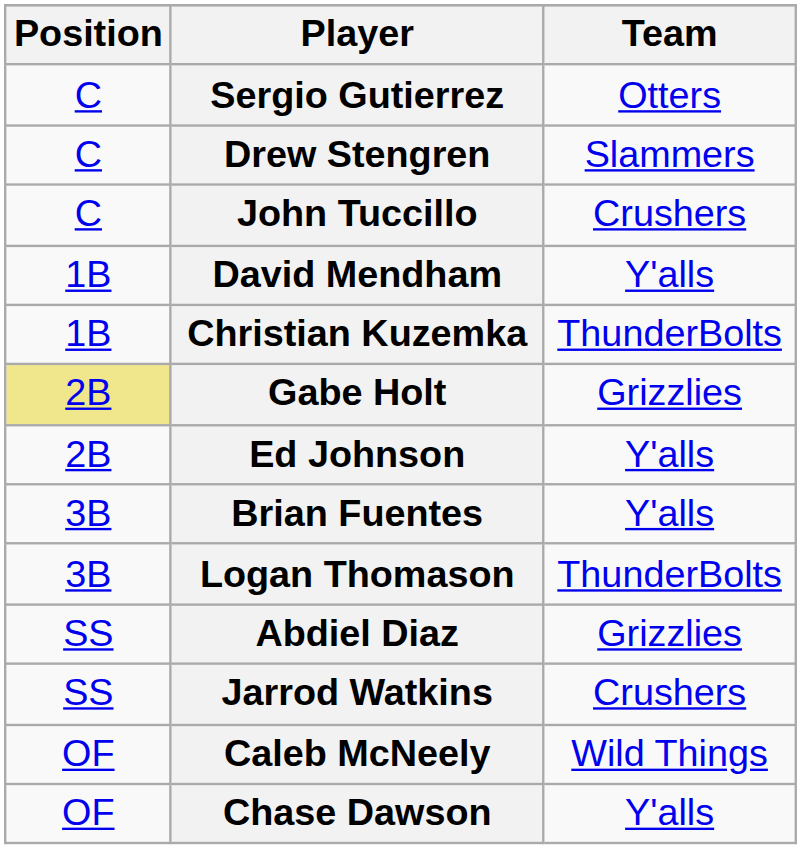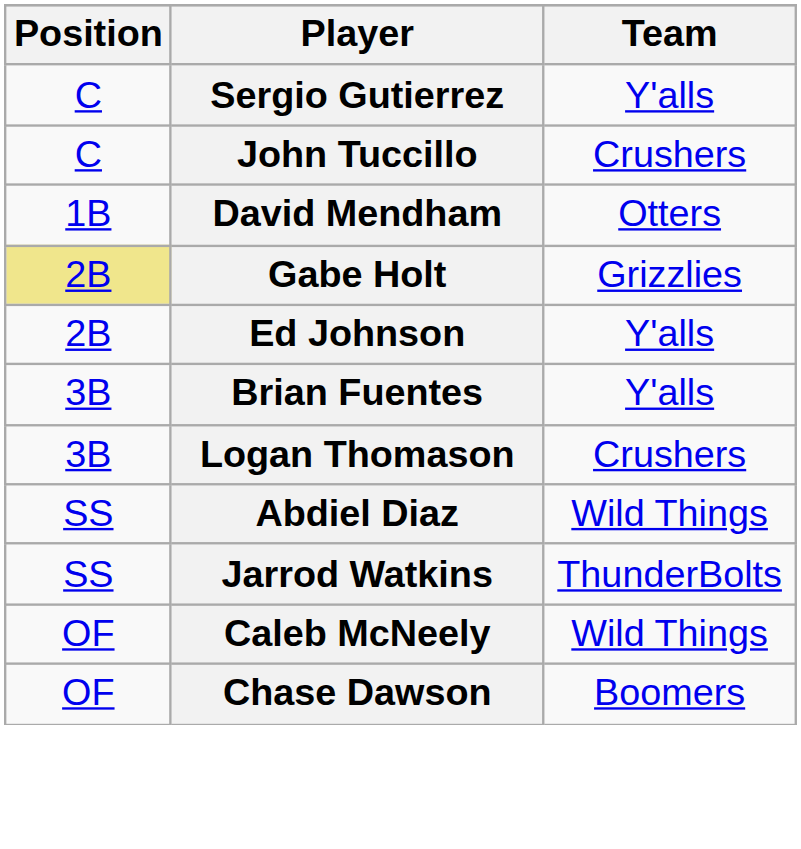(670, 94) Otters -> (670, 94) Y'alls
- row: (357, 154)
(670, 273) Y'alls -> (670, 214) Otters
- row: (357, 333)
(670, 573) ThunderBolts -> (670, 453) Crushers
(670, 633) Grizzlies -> (670, 513) Wild Things
(670, 693) Crushers -> (670, 573) ThunderBolts
(670, 812) Y'alls -> (670, 693) Boomers
